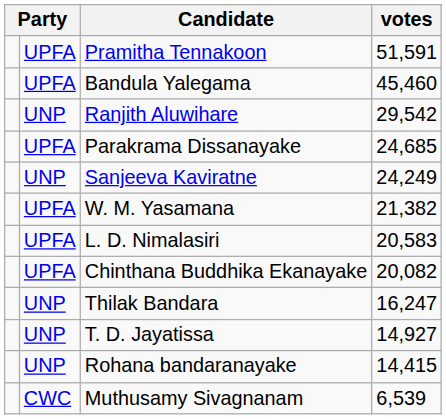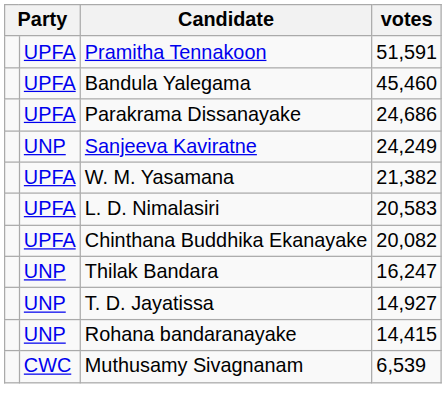- row: (161, 114)
(407, 146) 24,685 -> (407, 114) 24,686
